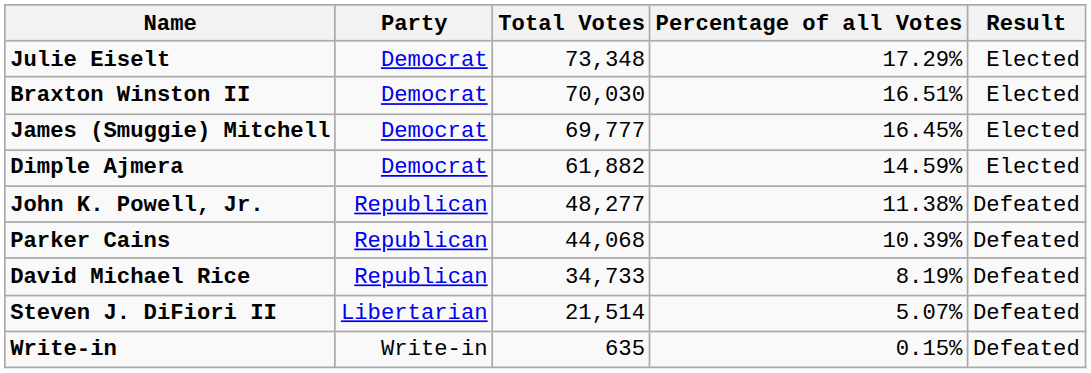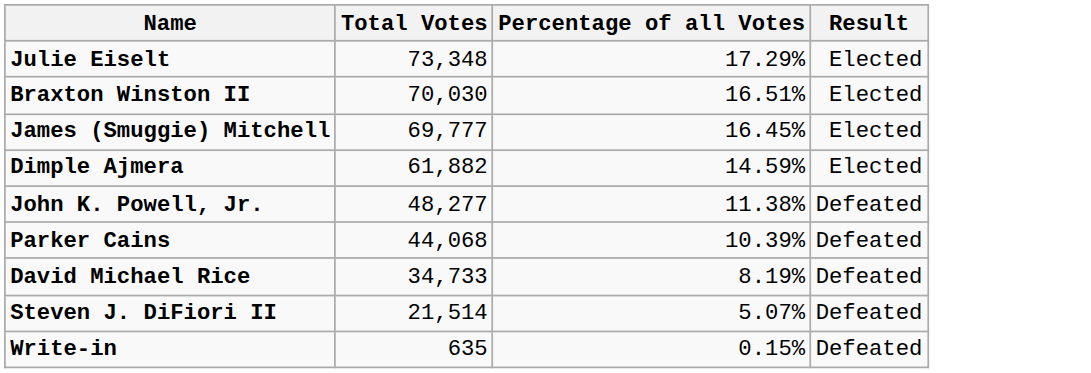- column: (414, 23)
